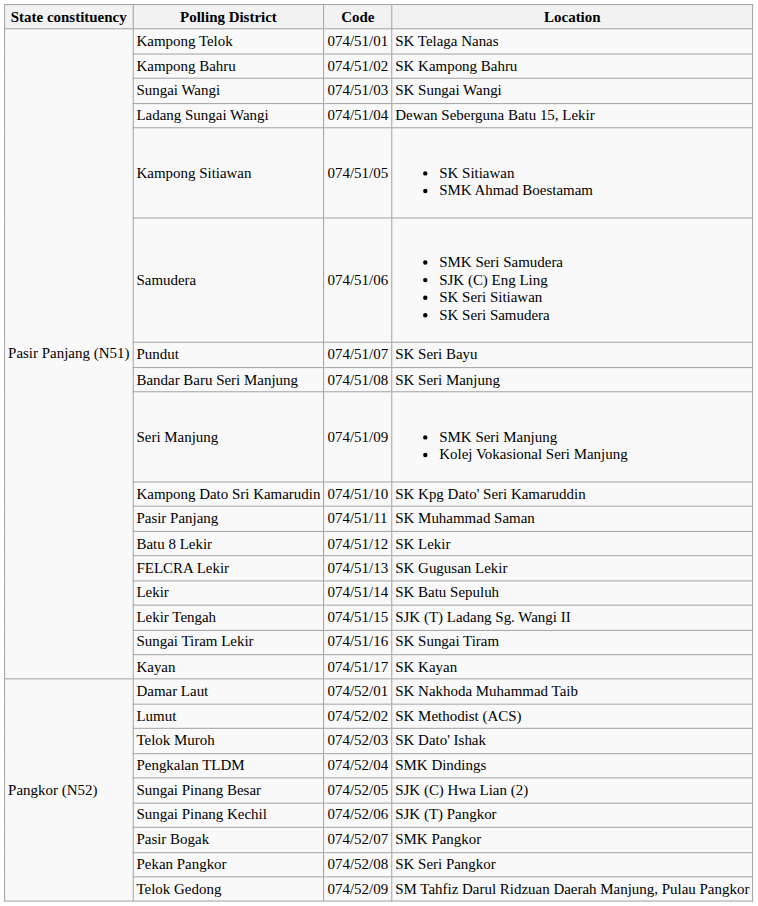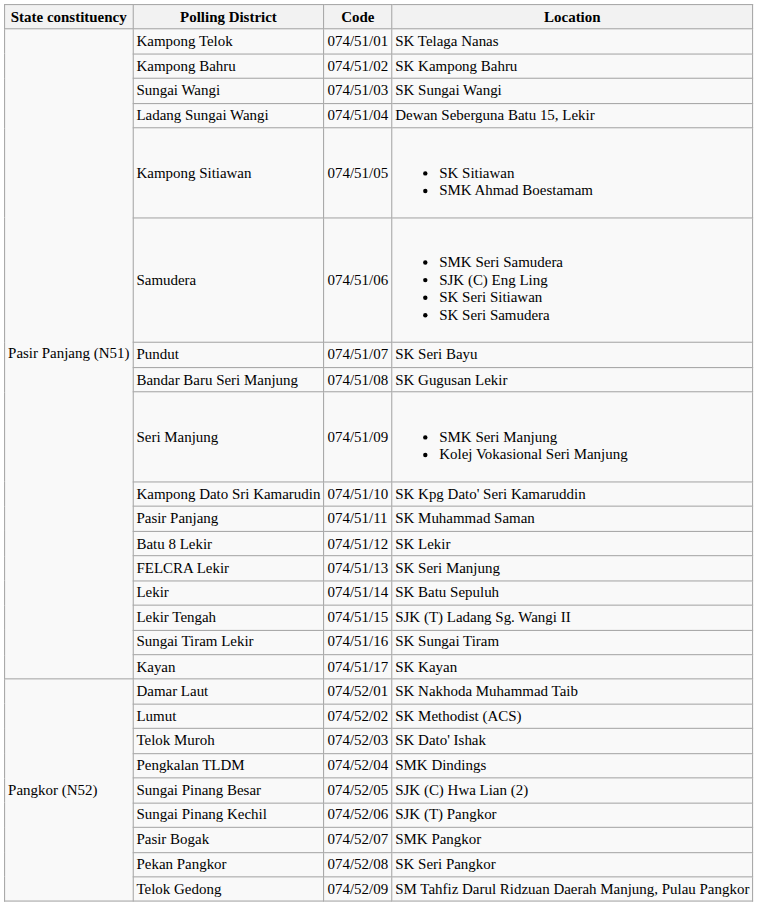(448, 379) SK Seri Manjung -> (451, 379) SK Gugusan Lekir
(451, 567) SK Gugusan Lekir -> (448, 567) SK Seri Manjung
